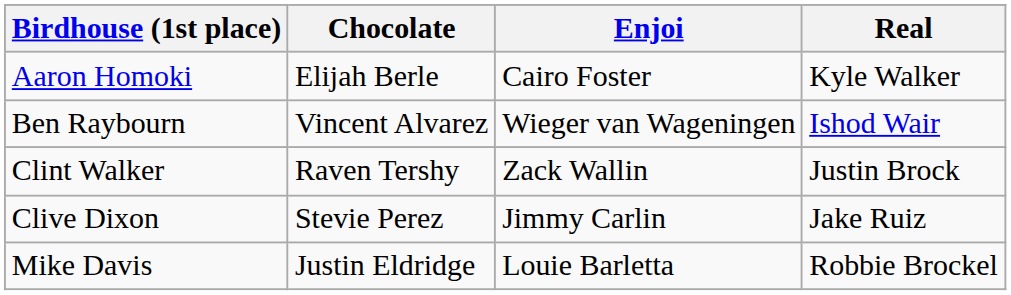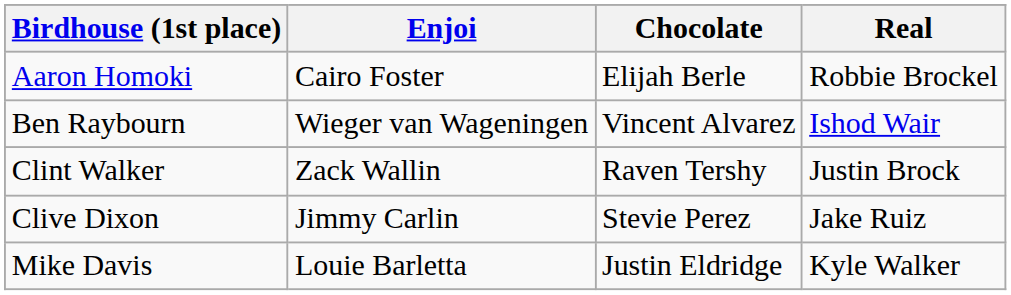columns swapped: (649, 28) <-> (392, 28)
(885, 75) Kyle Walker -> (904, 75) Robbie Brockel
(904, 265) Robbie Brockel -> (885, 265) Kyle Walker
